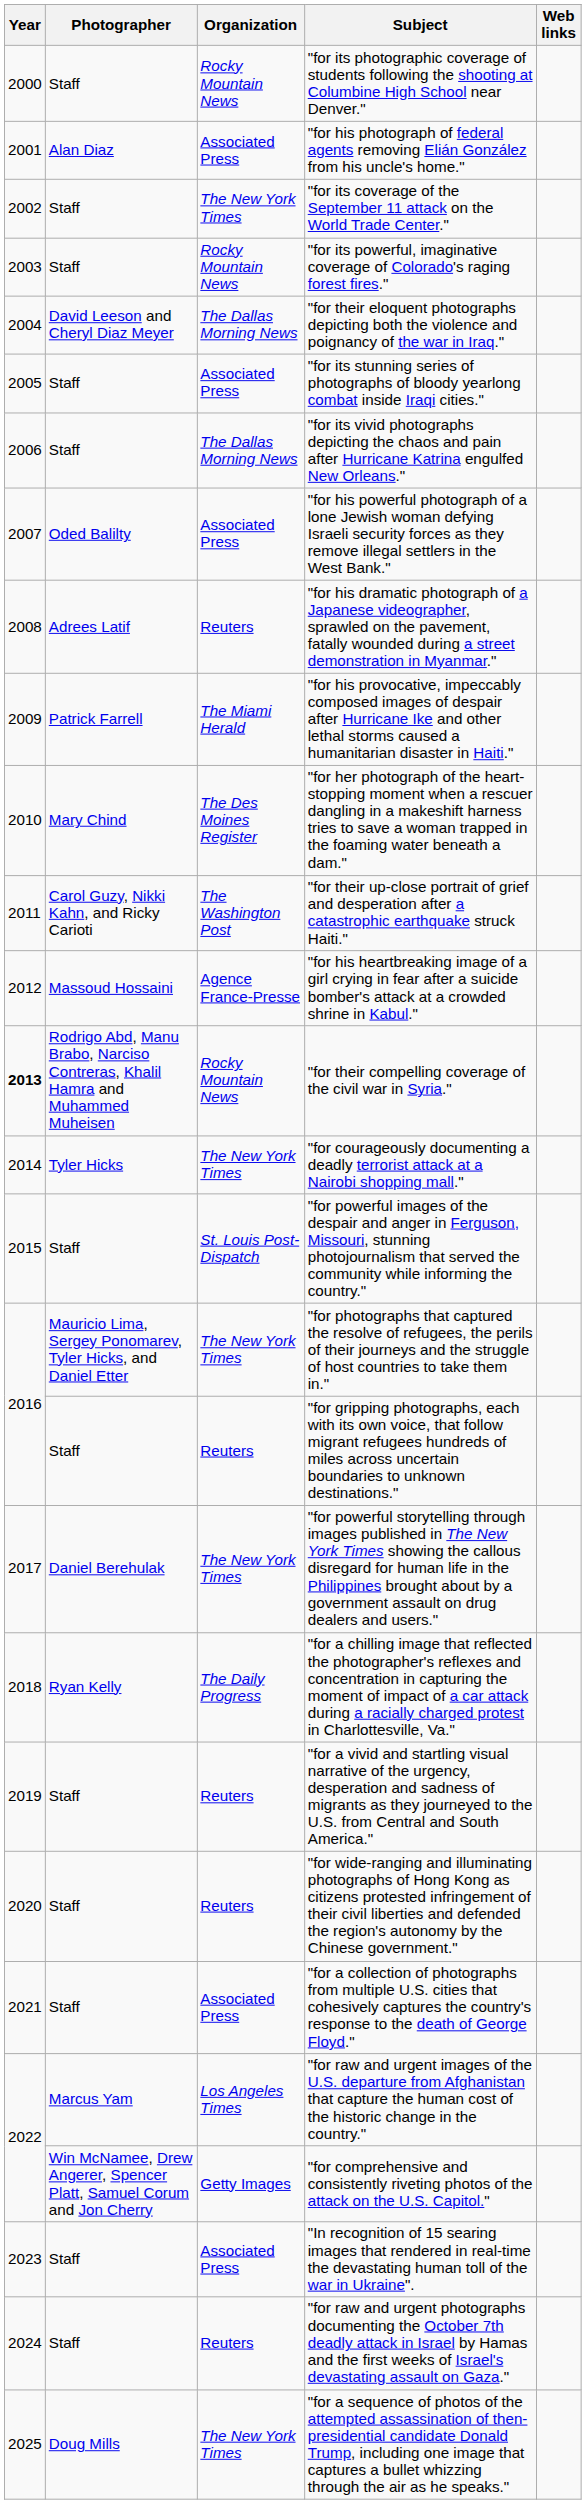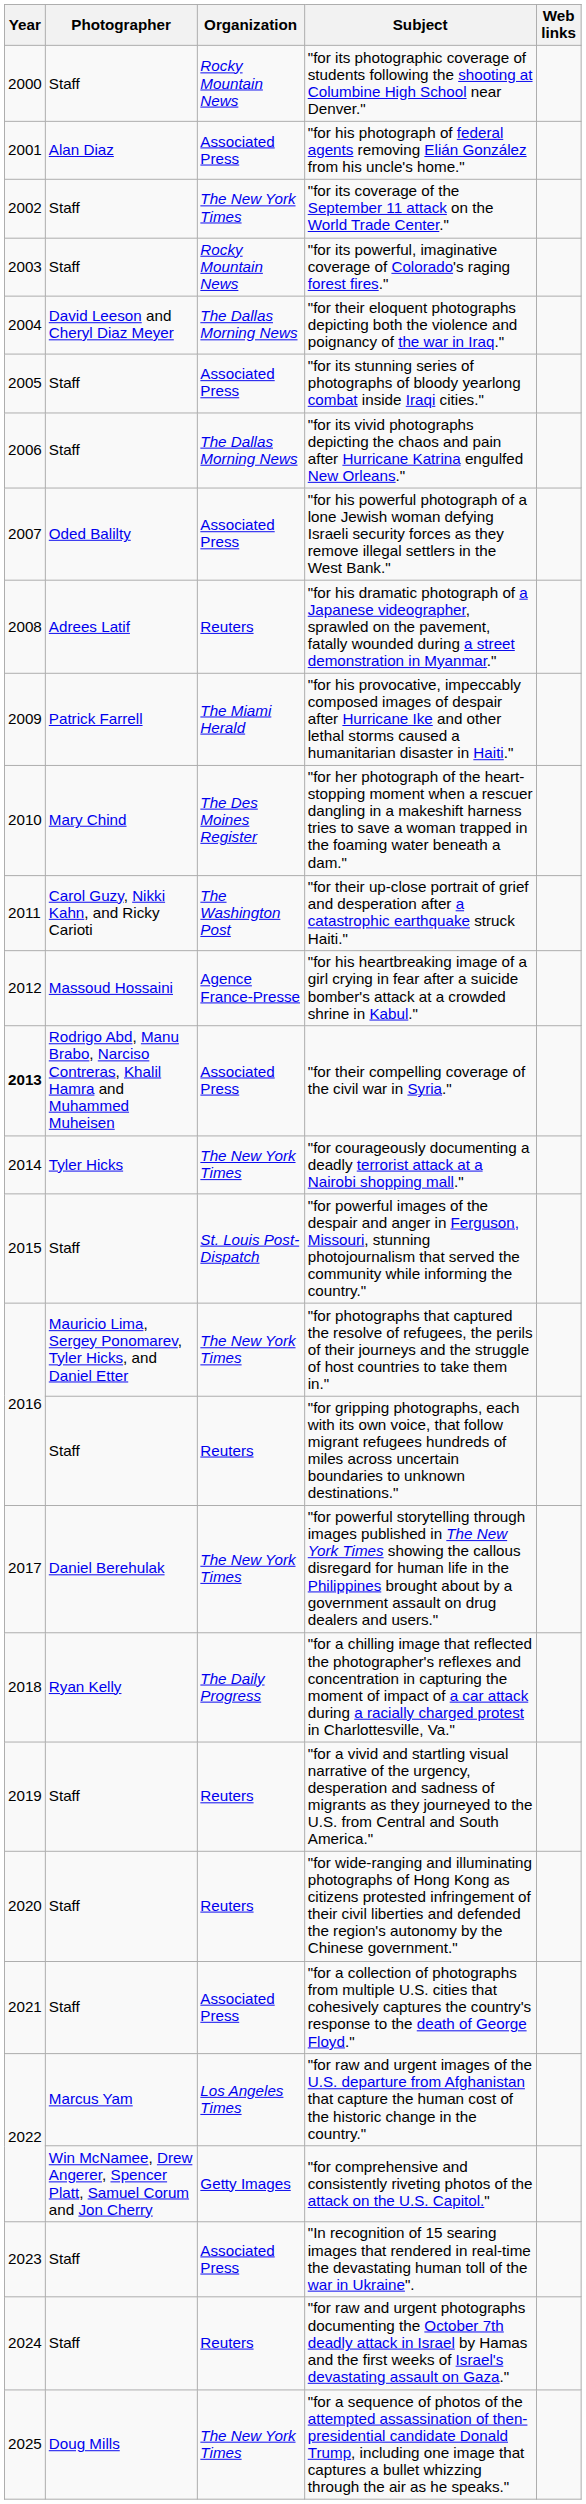(232, 1080) Rocky Mountain News -> (238, 1080) Associated Press
